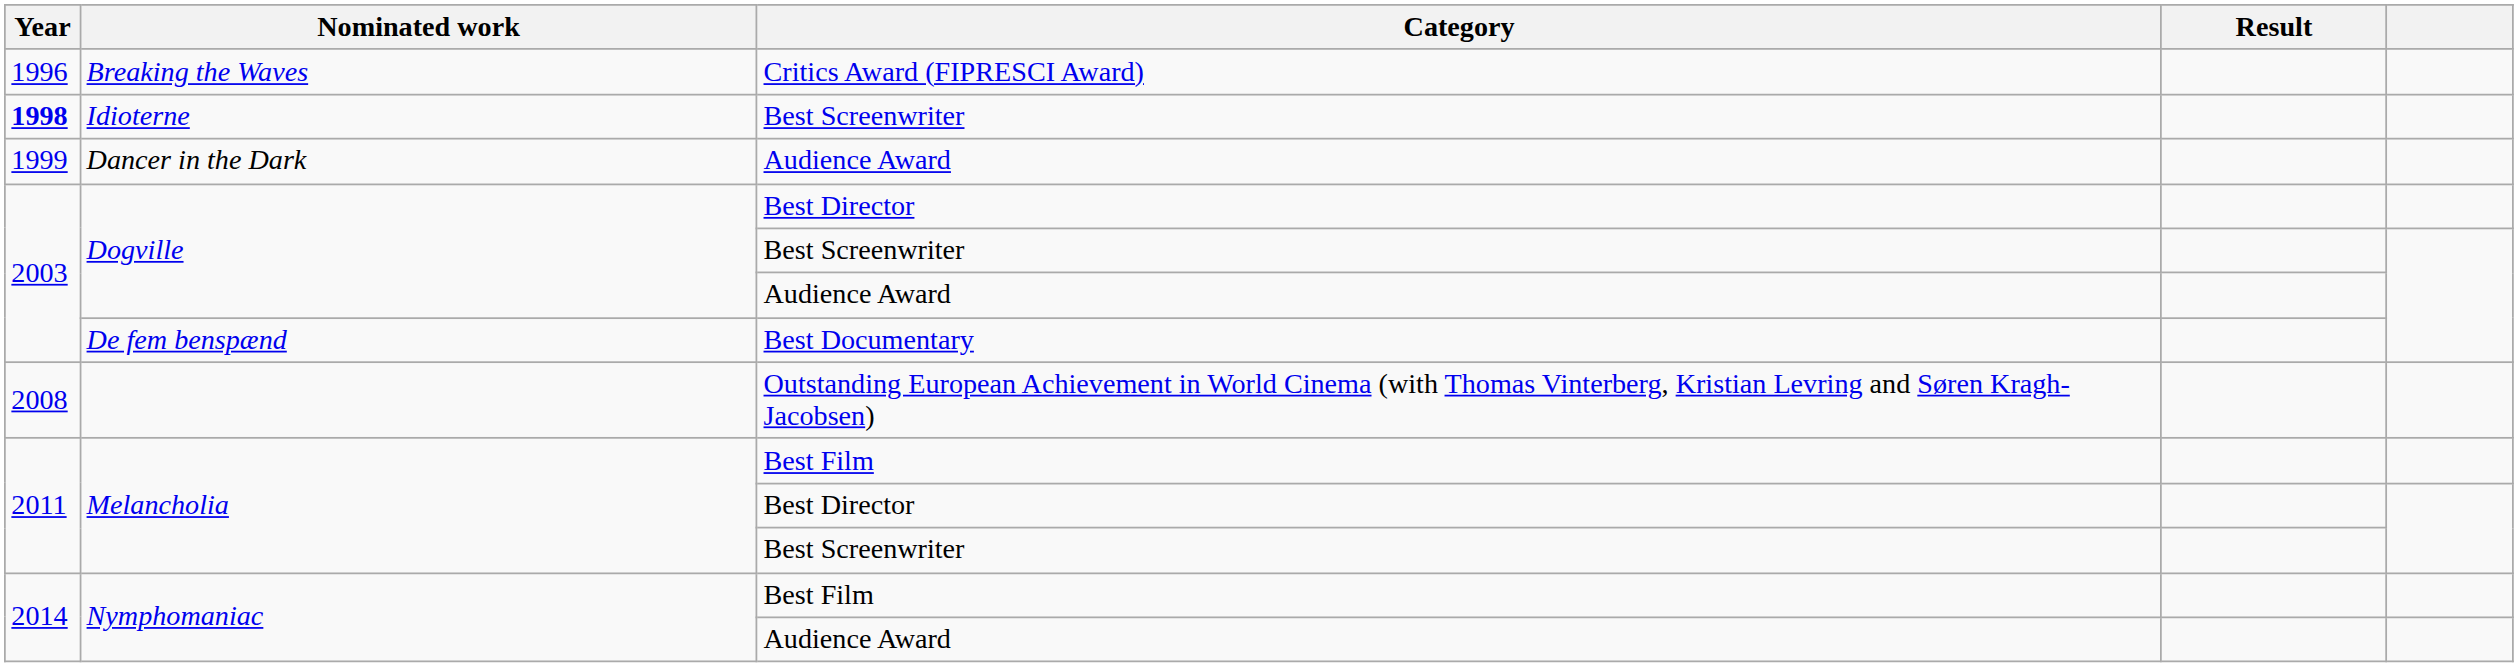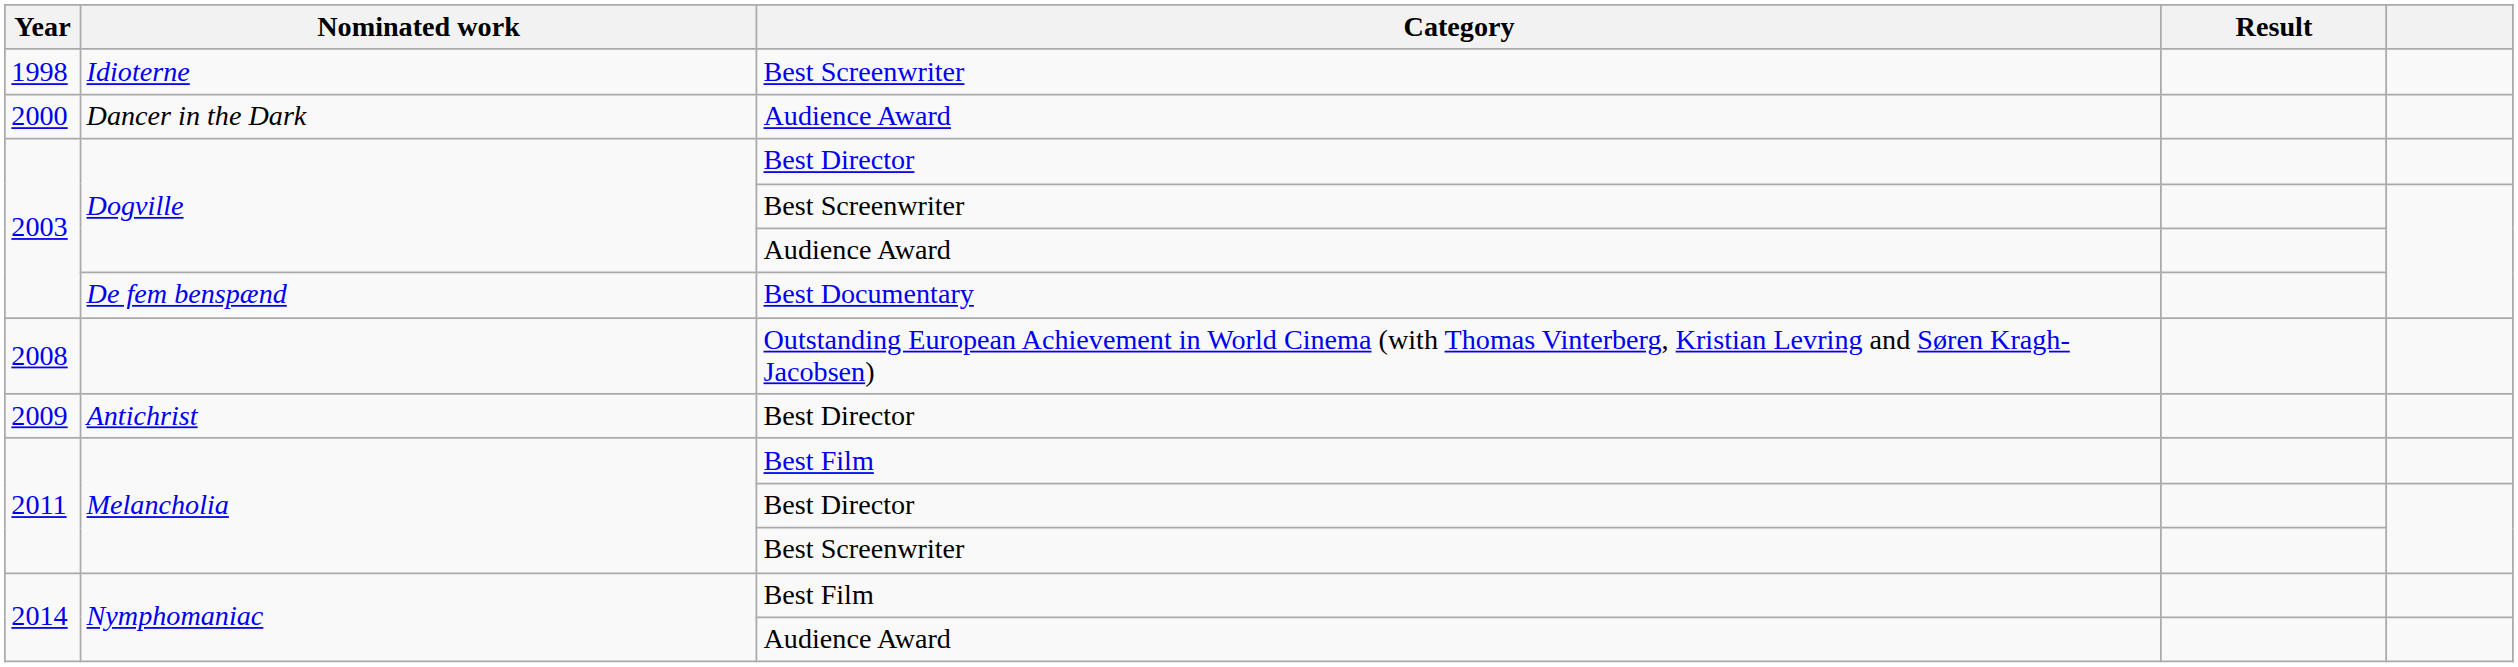- row: (197, 71)
(40, 116) bold -> (40, 71) normal
(40, 160) 1999 -> (40, 116) 2000
+ row: (142, 415)
